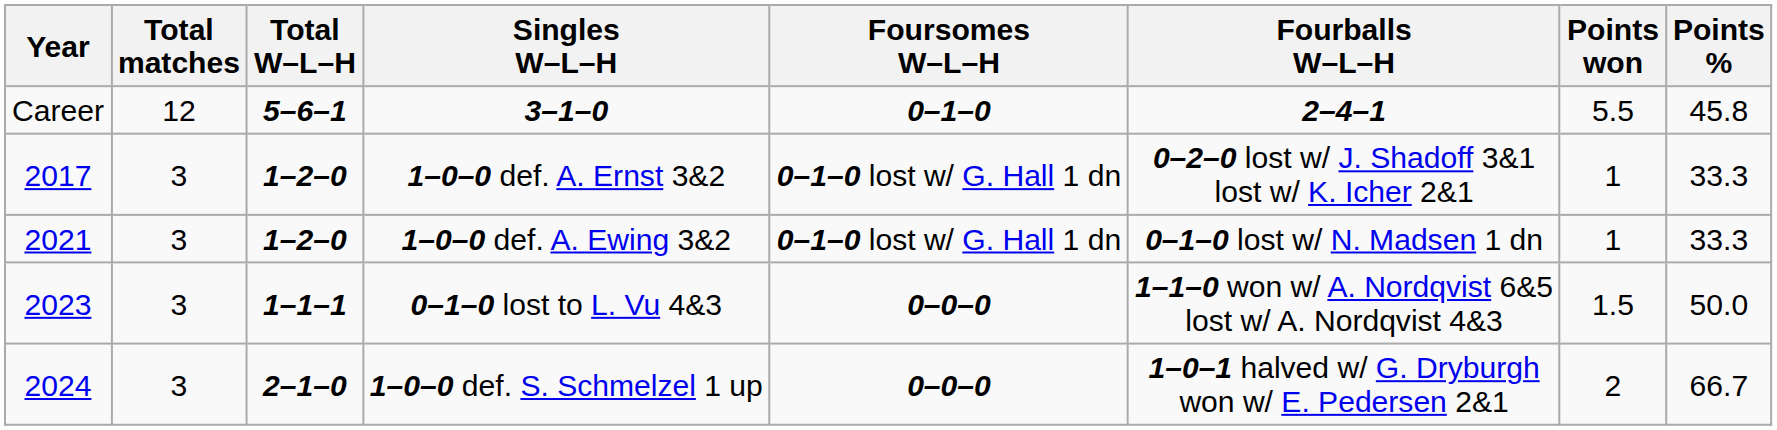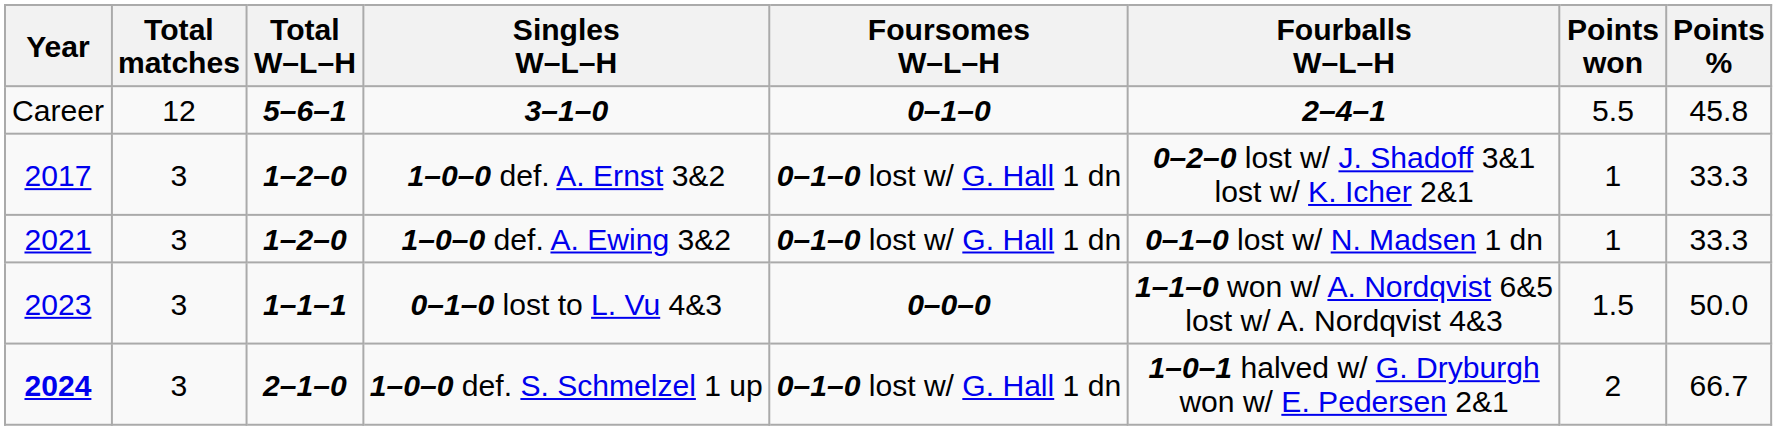(58, 385) normal -> (58, 385) bold
(949, 385) 0–0–0 -> (949, 385) 0–1–0 lost w/ G. Hall 1 dn
